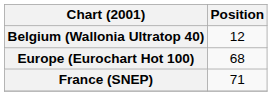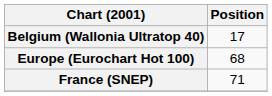(237, 36) 12 -> (237, 36) 17
